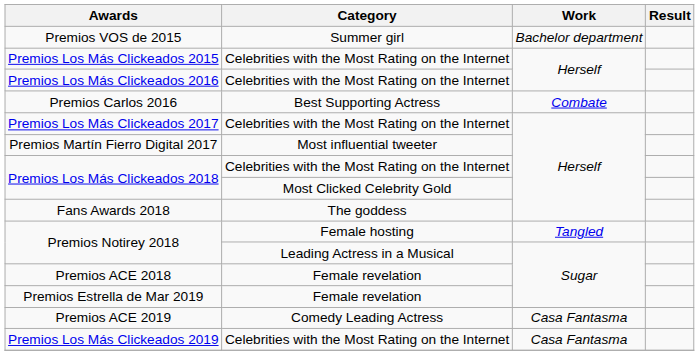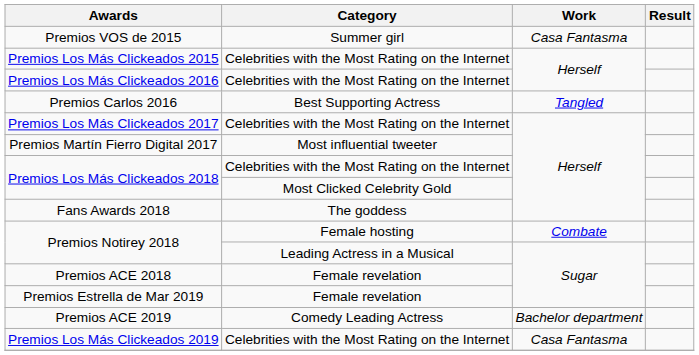(579, 37) Bachelor department -> (579, 37) Casa Fantasma
(579, 102) Combate -> (579, 102) Tangled
(579, 231) Tangled -> (579, 231) Combate
(579, 318) Casa Fantasma -> (579, 318) Bachelor department
